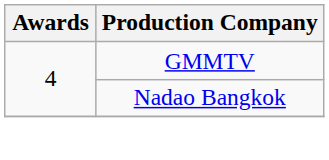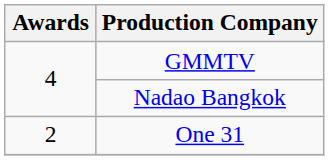+ row: (210, 135)
